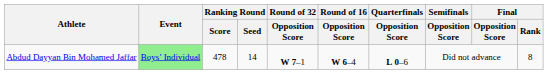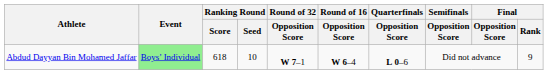(220, 57) 478 -> (220, 57) 618
(252, 57) 14 -> (252, 57) 10
(530, 57) 8 -> (530, 57) 9
